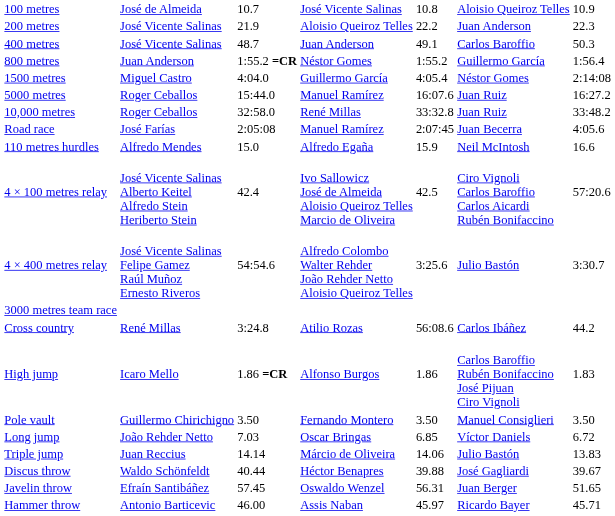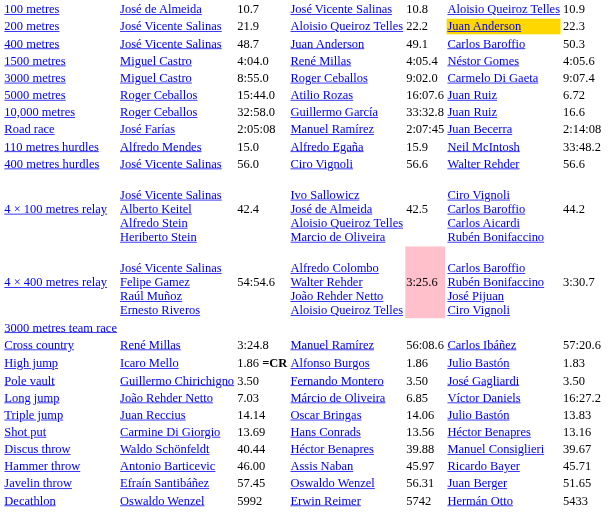(494, 26) no background -> (484, 26) gold background
- row: (32, 60)
(344, 78) Guillermo García -> (321, 60) René Millas
(592, 78) 2:14:08 -> (579, 60) 4:05.6
+ row: (35, 78)
(342, 95) Manuel Ramírez -> (322, 95) Atilio Rozas
(592, 95) 16:27.2 -> (574, 95) 6.72
(330, 112) René Millas -> (334, 112) Guillermo García
(592, 112) 33:48.2 -> (574, 112) 16.6
(589, 129) 4:05.6 -> (582, 129) 2:14:08
(584, 146) 16.6 -> (582, 146) 33:48.2
+ row: (52, 163)
(592, 191) 57:20.6 -> (574, 209) 44.2
(432, 265) no background -> (422, 282) pink background
(488, 265) Julio Bastón -> (496, 289) Carlos Baroffio Rubén Bonifaccino José Pijuan Ciro Vignoli
(332, 327) Atilio Rozas -> (332, 344) Manuel Ramírez
(584, 327) 44.2 -> (582, 344) 57:20.6
(505, 381) Carlos Baroffio Rubén Bonifaccino José Pijuan Ciro Vignoli -> (478, 363) Julio Bastón
(505, 419) Manuel Consiglieri -> (483, 380) José Gagliardi
(336, 436) Oscar Bringas -> (338, 397) Márcio de Oliveira
(584, 436) 6.72 -> (582, 397) 16:27.2
(348, 454) Márcio de Oliveira -> (326, 415) Oscar Bringas
+ row: (25, 432)
(493, 471) José Gagliardi -> (496, 449) Manuel Consiglieri
rows swapped: (42, 505) <-> (38, 488)
+ row: (30, 500)
